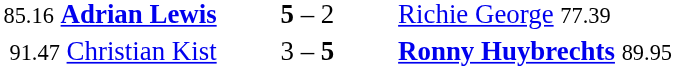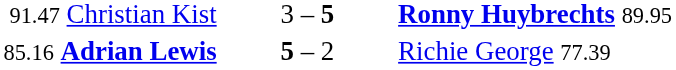rows swapped: (113, 51) <-> (110, 14)
